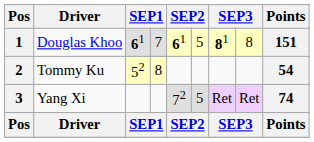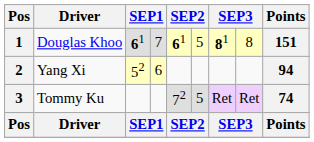(71, 70) Tommy Ku -> (61, 70) Yang Xi
(158, 70) 8 -> (158, 70) 6
(286, 70) 54 -> (286, 70) 94
(61, 98) Yang Xi -> (71, 98) Tommy Ku
